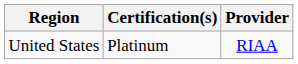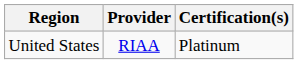columns swapped: (257, 17) <-> (162, 17)
